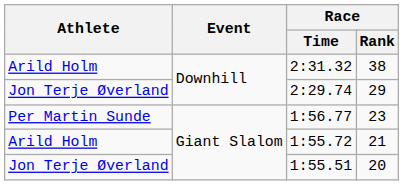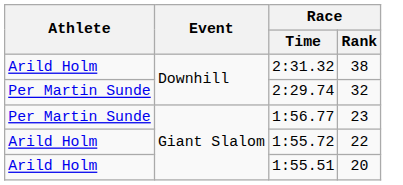(88, 92) Jon Terje Øverland -> (79, 92) Per Martin Sunde
(377, 92) 29 -> (359, 92) 32
(377, 142) 21 -> (359, 142) 22
(88, 167) Jon Terje Øverland -> (53, 167) Arild Holm
